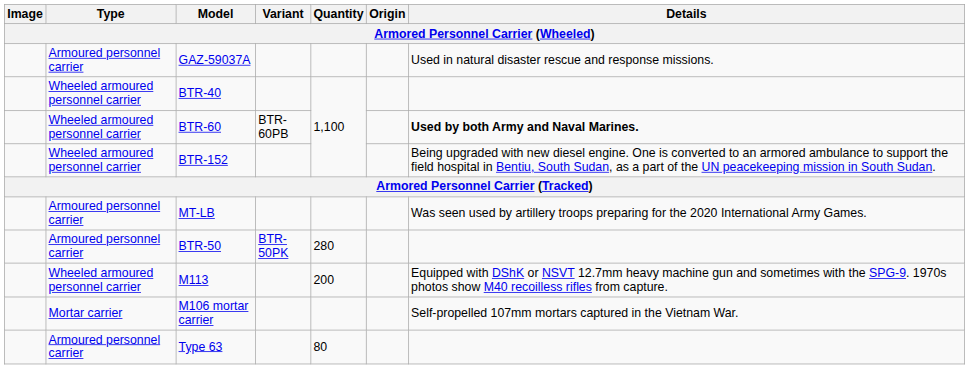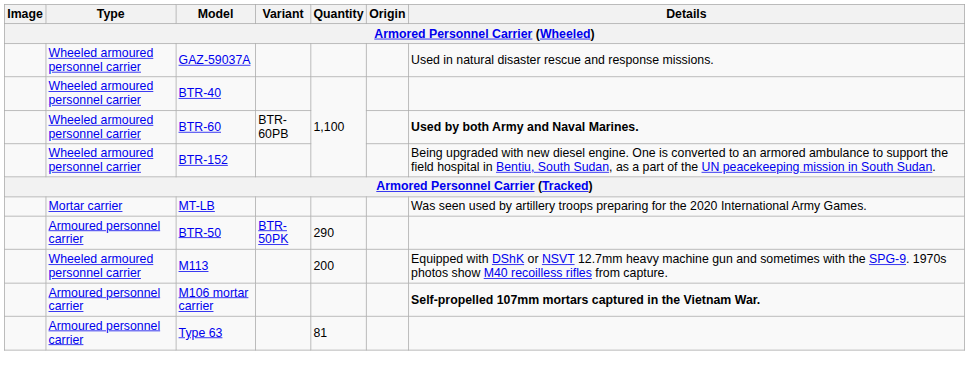(104, 60) Armoured personnel carrier -> (101, 60) Wheeled armoured personnel carrier
(104, 213) Armoured personnel carrier -> (85, 206) Mortar carrier
(324, 246) 280 -> (324, 232) 290
(85, 313) Mortar carrier -> (104, 299) Armoured personnel carrier
(575, 313) normal -> (586, 299) bold
(320, 347) 80 -> (320, 333) 81
